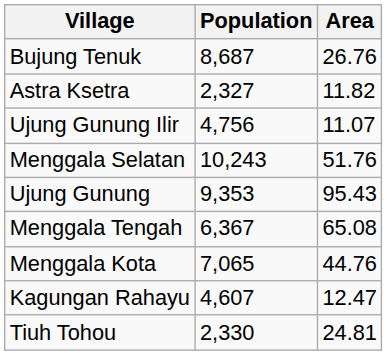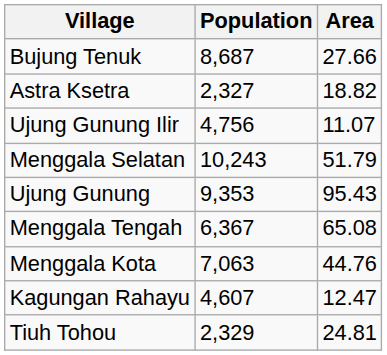(350, 56) 26.76 -> (350, 56) 27.66
(349, 90) 11.82 -> (350, 90) 18.82
(350, 159) 51.76 -> (350, 159) 51.79
(227, 263) 7,065 -> (227, 263) 7,063
(227, 332) 2,330 -> (227, 332) 2,329
